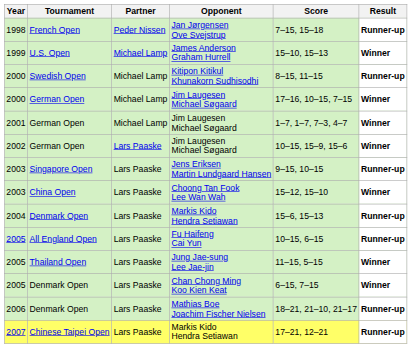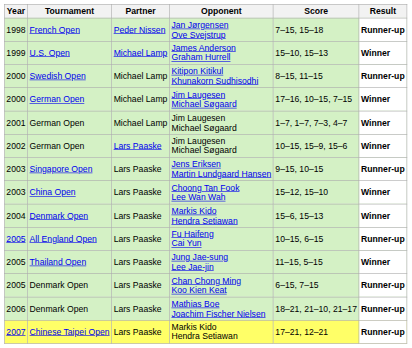(383, 216) Runner-up -> (376, 216) Winner
(376, 286) Winner -> (383, 286) Runner-up
